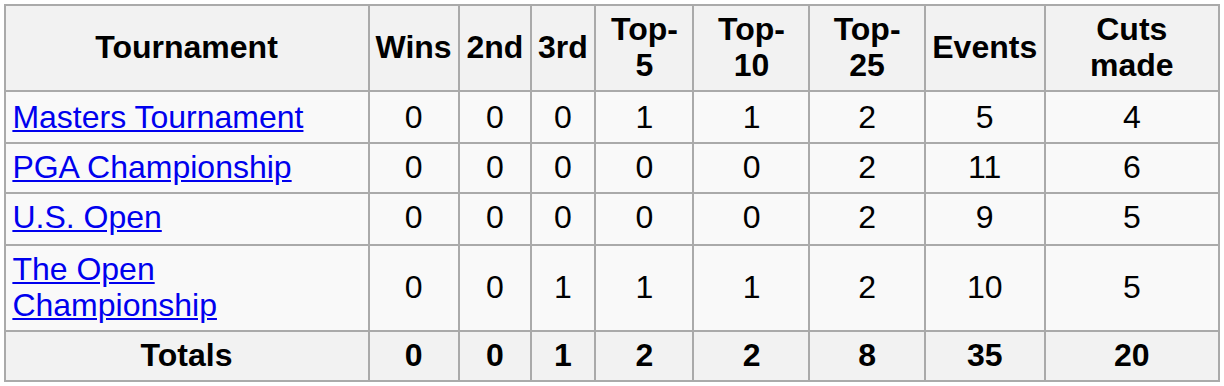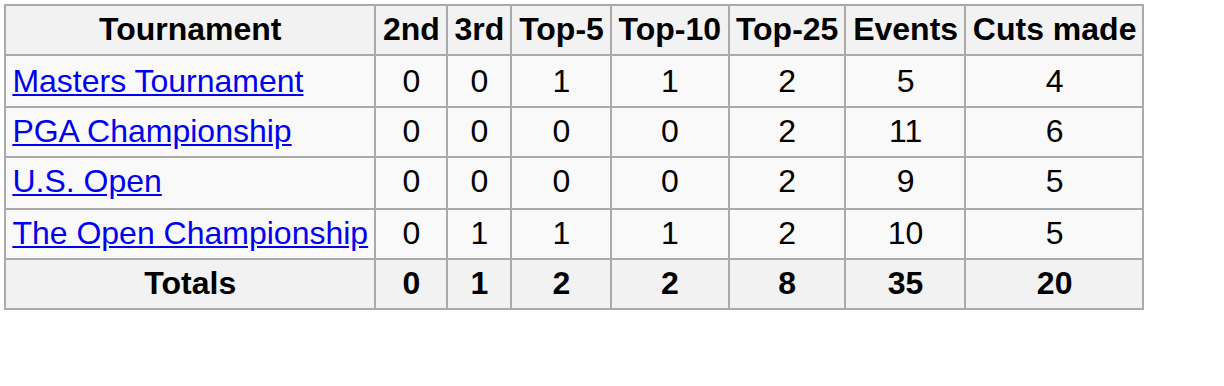- column: (414, 47)
